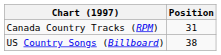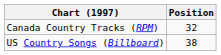(191, 27) 31 -> (191, 27) 32
